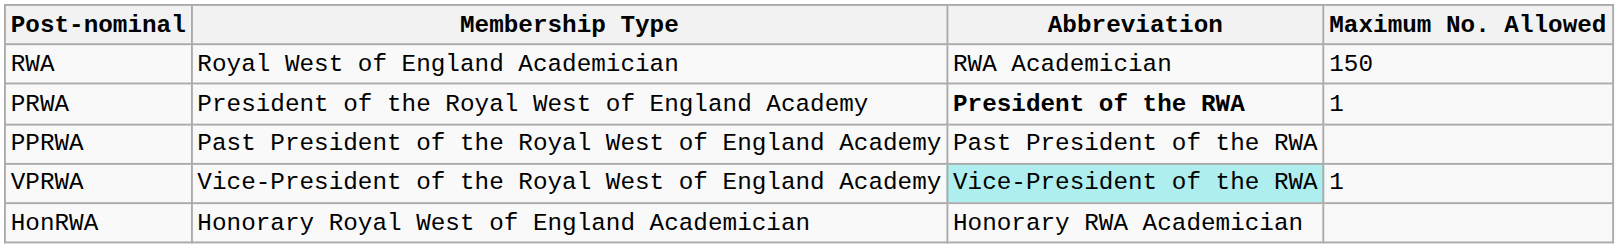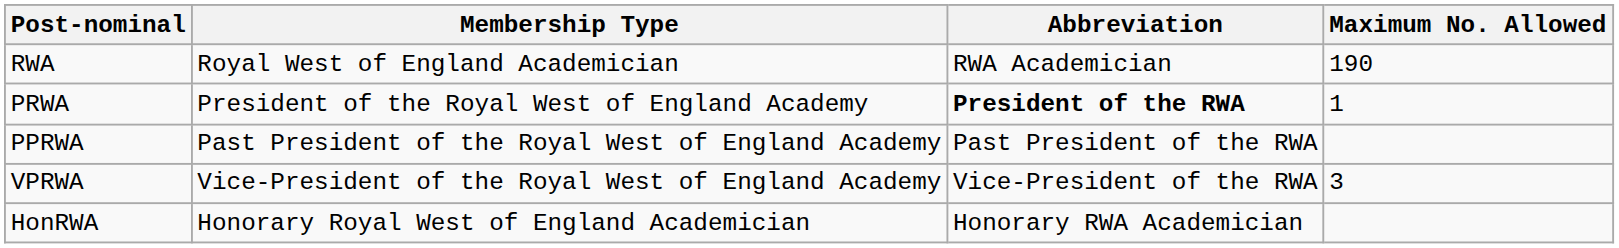(1351, 64) 150 -> (1351, 64) 190
(1135, 183) paleturquoise background -> (1135, 183) no background
(1337, 183) 1 -> (1337, 183) 3
